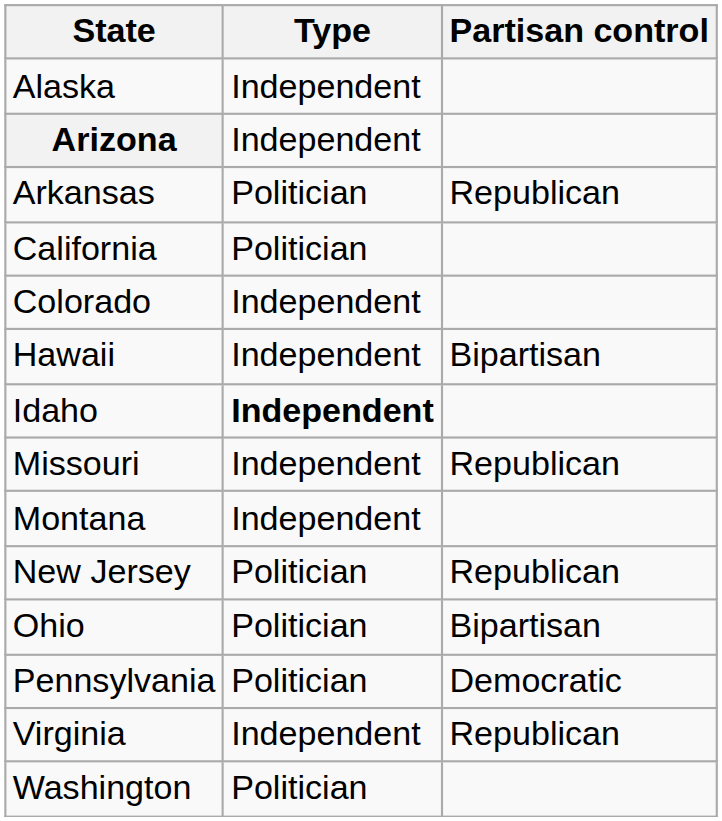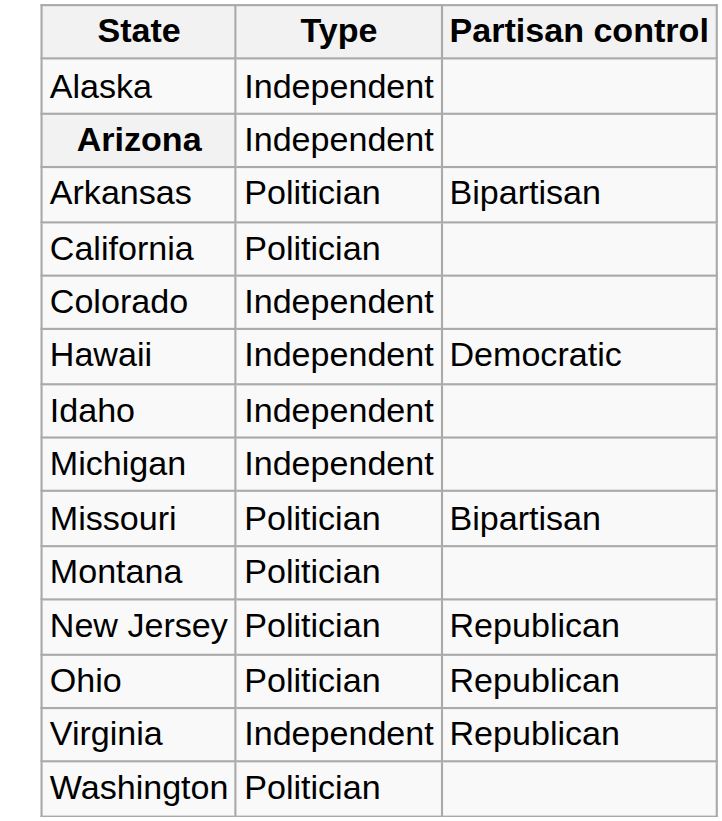(535, 193) Republican -> (525, 193) Bipartisan
(525, 355) Bipartisan -> (536, 355) Democratic
(332, 409) bold -> (339, 409) normal
+ row: (118, 463)
(326, 463) Independent -> (312, 518) Politician
(535, 463) Republican -> (525, 518) Bipartisan
(326, 518) Independent -> (312, 572) Politician
(525, 626) Bipartisan -> (535, 680) Republican
- row: (114, 680)
